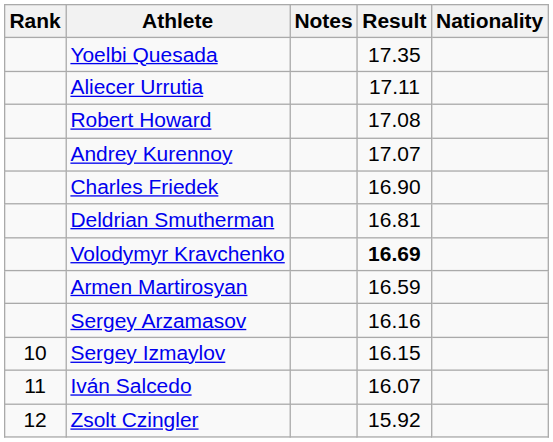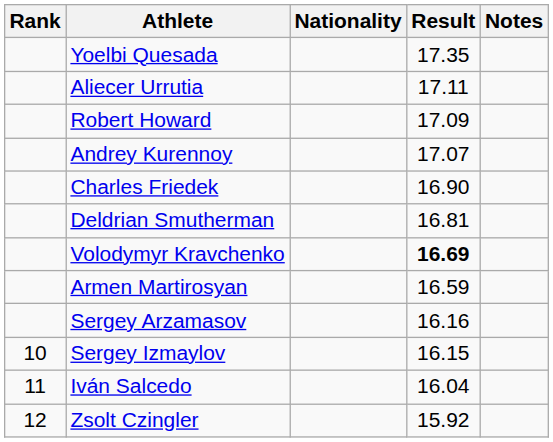columns swapped: (490, 21) <-> (324, 21)
(394, 120) 17.08 -> (443, 120) 17.09
(394, 386) 16.07 -> (443, 386) 16.04
